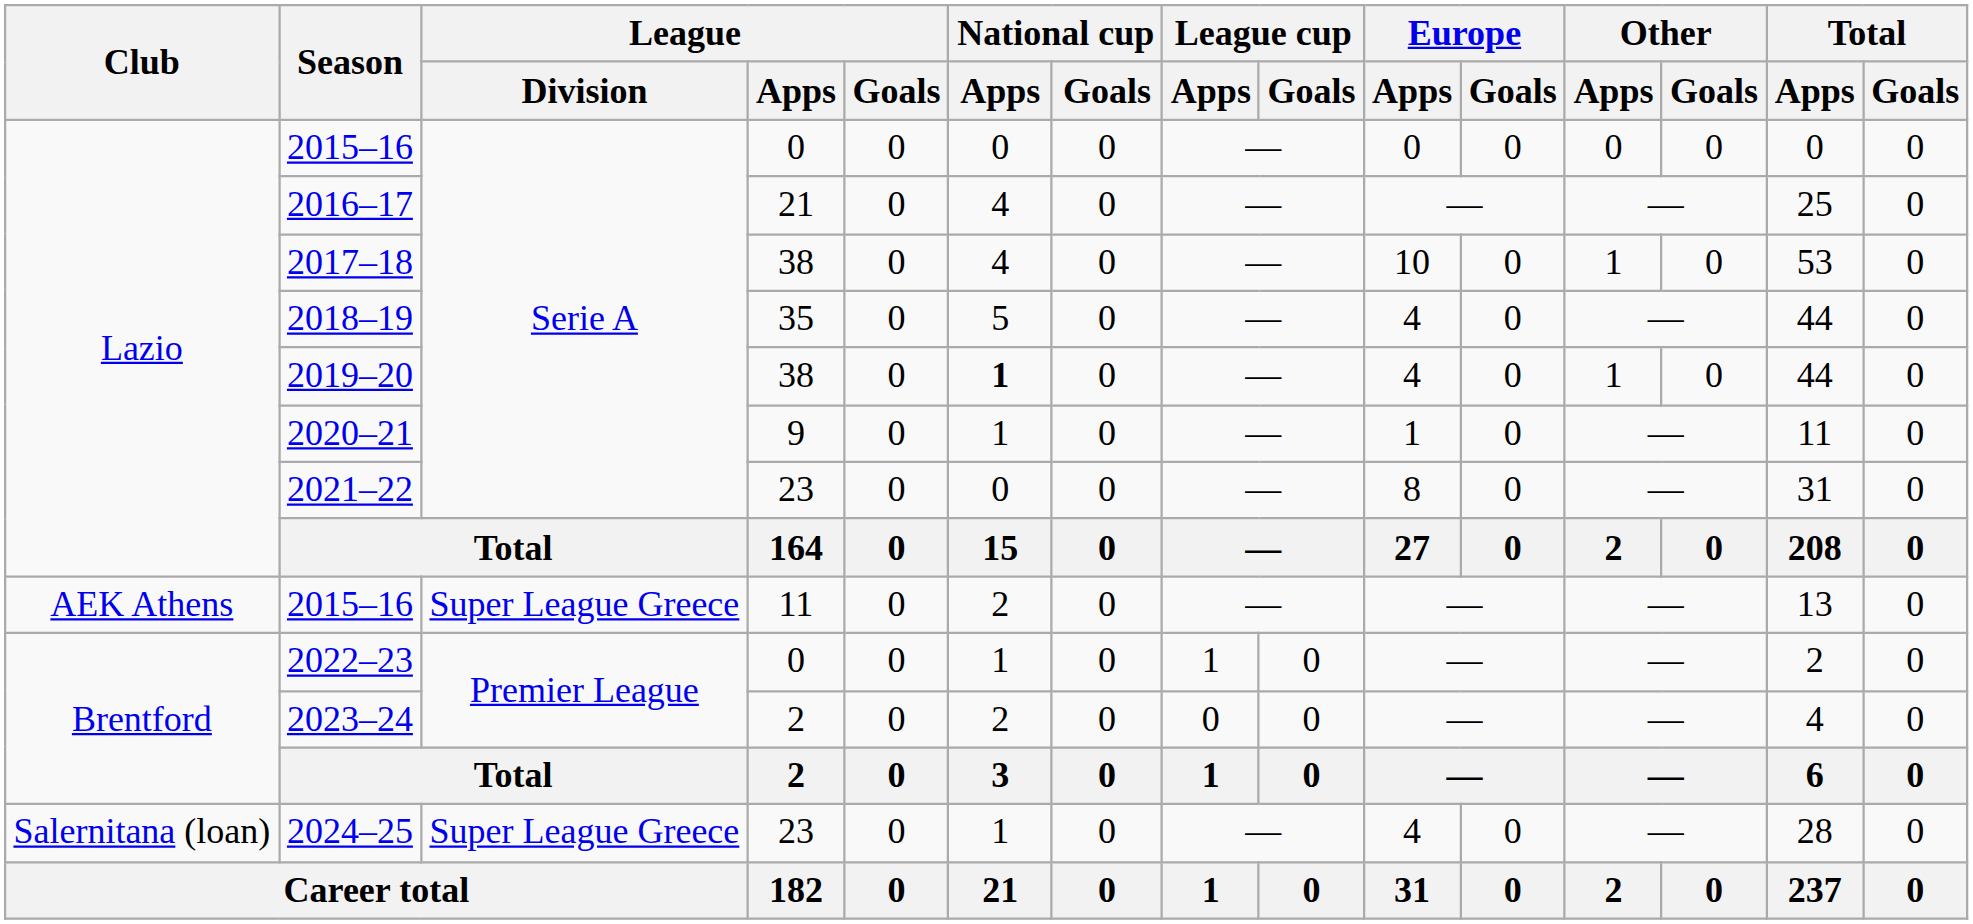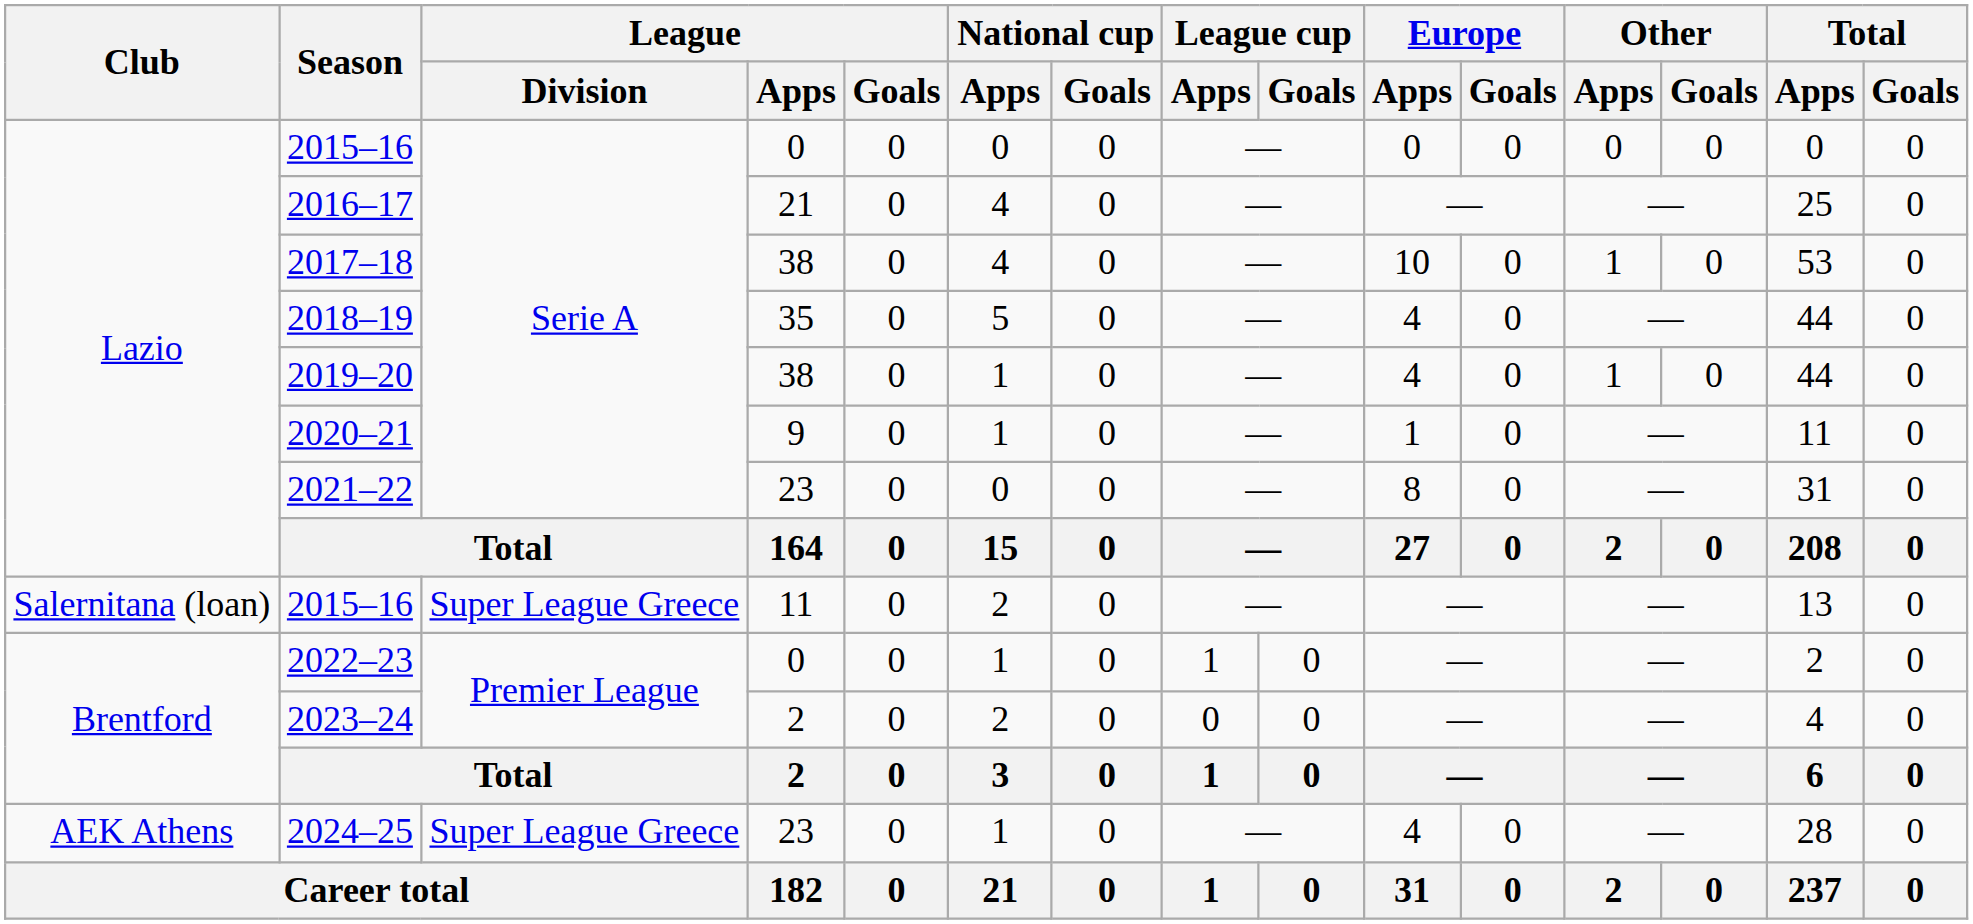(1000, 375) bold -> (1000, 375) normal
(142, 603) AEK Athens -> (142, 603) Salernitana (loan)
(142, 832) Salernitana (loan) -> (142, 832) AEK Athens
